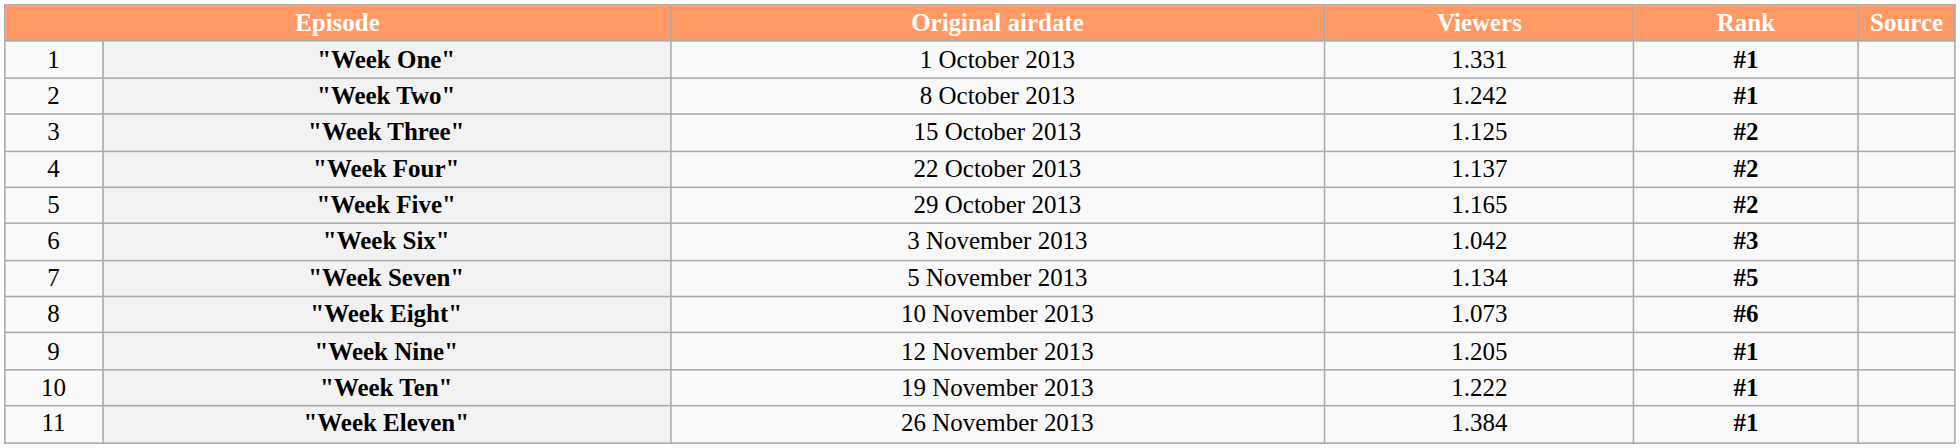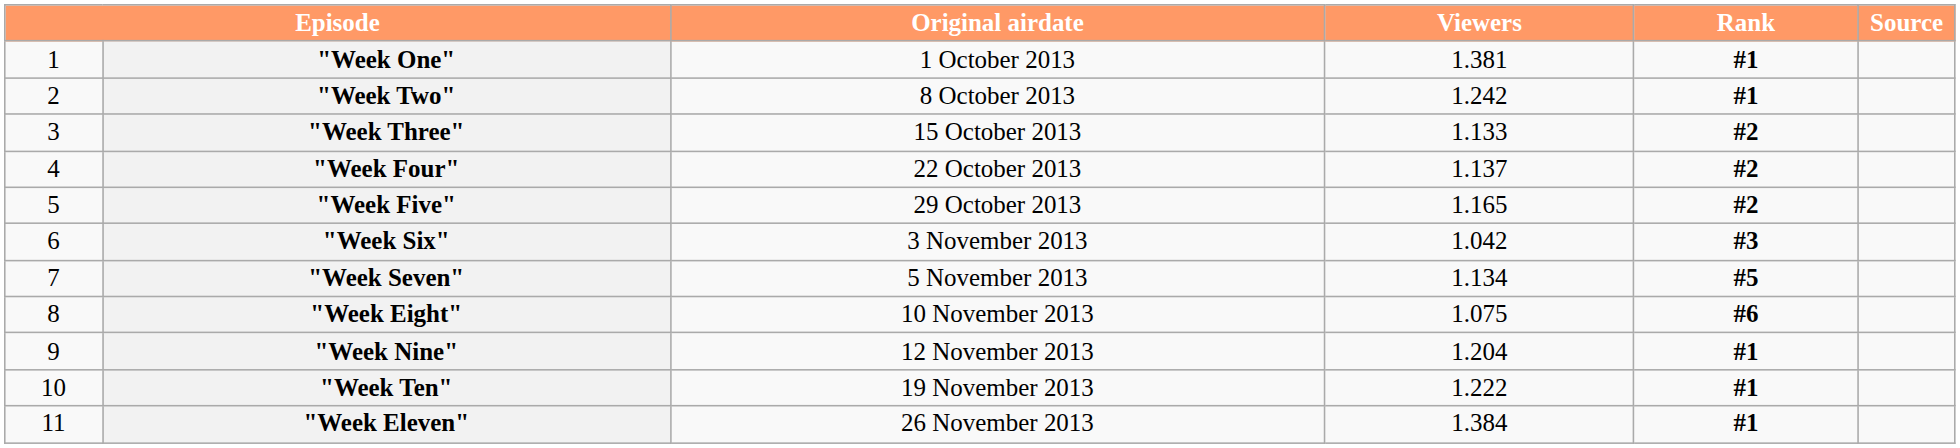(1479, 59) 1.331 -> (1479, 59) 1.381
(1479, 132) 1.125 -> (1479, 132) 1.133
(1479, 314) 1.073 -> (1479, 314) 1.075
(1479, 350) 1.205 -> (1479, 350) 1.204
